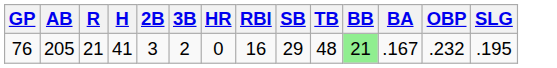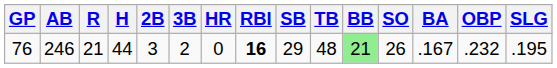+ column: (396, 19)
(59, 48) 205 -> (59, 48) 246
(122, 48) 41 -> (122, 48) 44
(256, 48) normal -> (256, 48) bold
